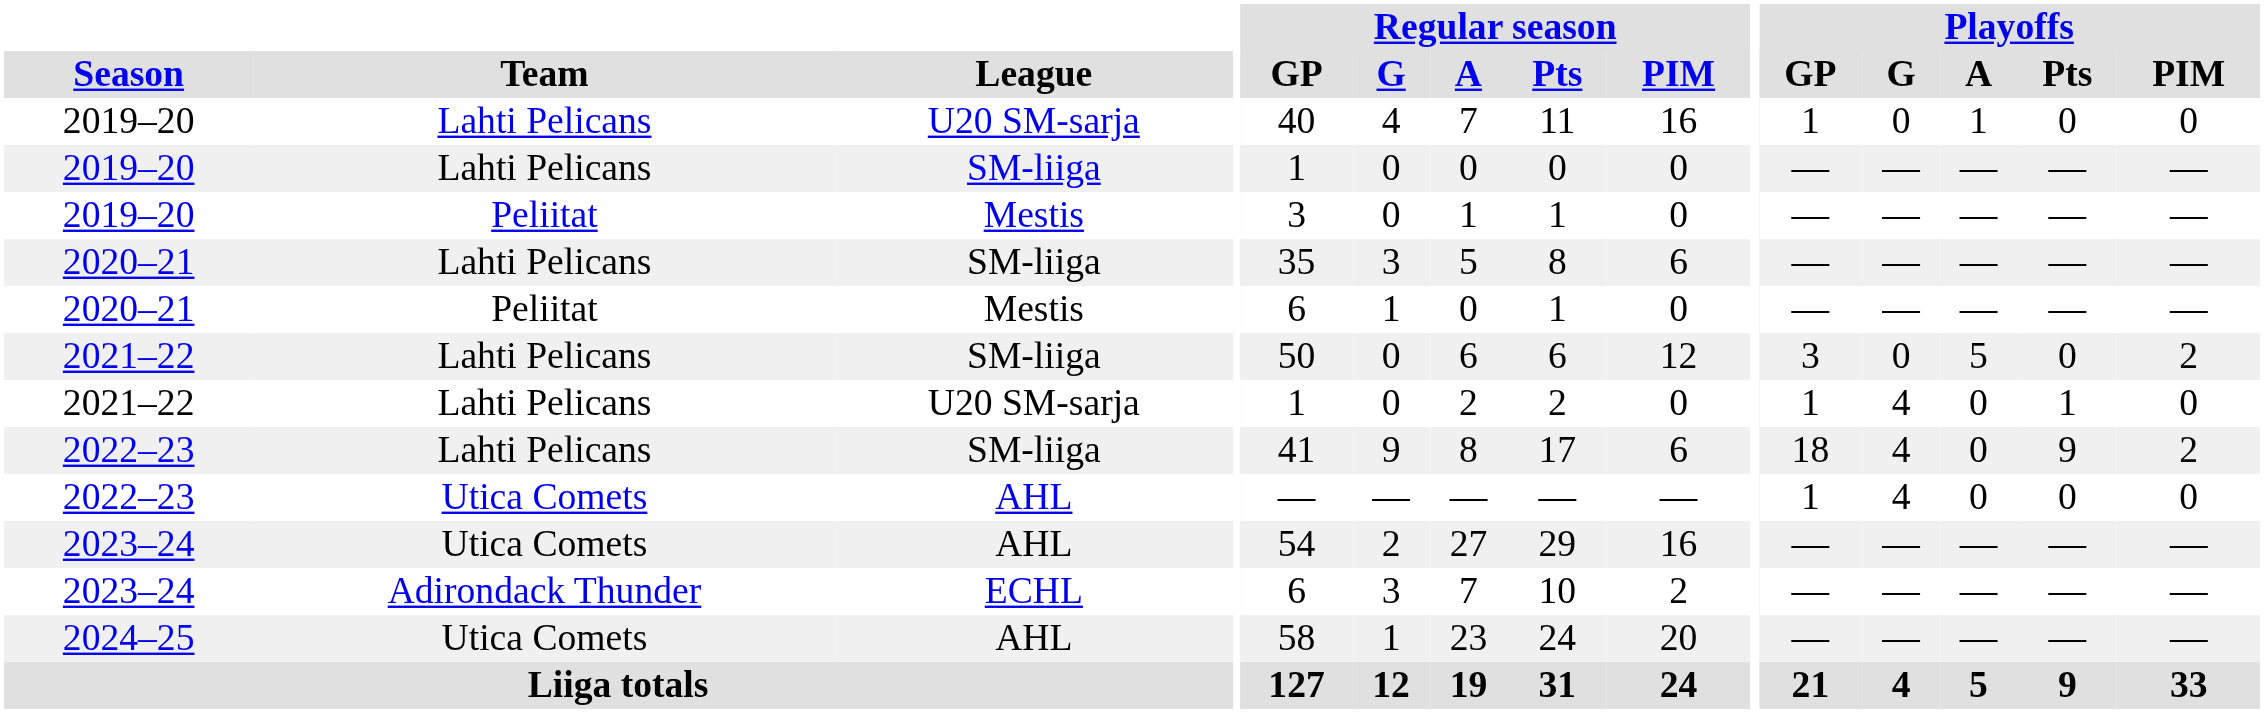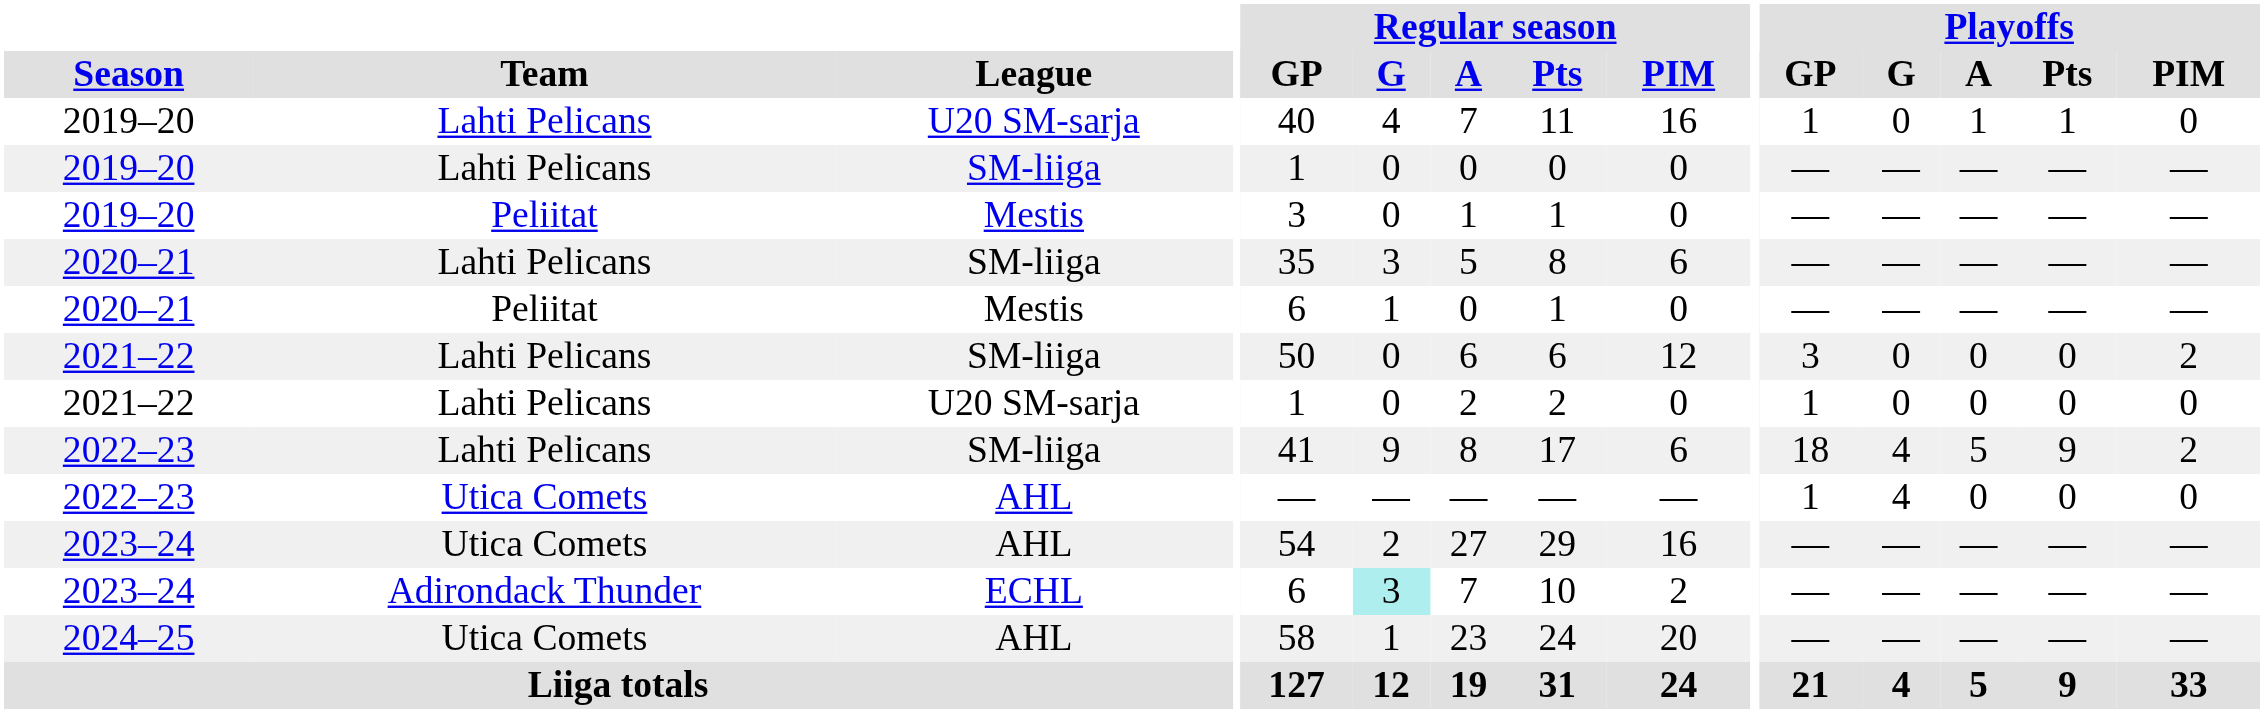(2067, 120) 0 -> (2067, 120) 1
(1978, 355) 5 -> (1978, 355) 0
(1901, 402) 4 -> (1901, 402) 0
(2067, 402) 1 -> (2067, 402) 0
(1978, 449) 0 -> (1978, 449) 5
(1391, 590) no background -> (1391, 590) paleturquoise background
